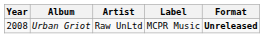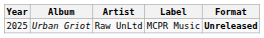(17, 26) 2008 -> (17, 26) 2025
